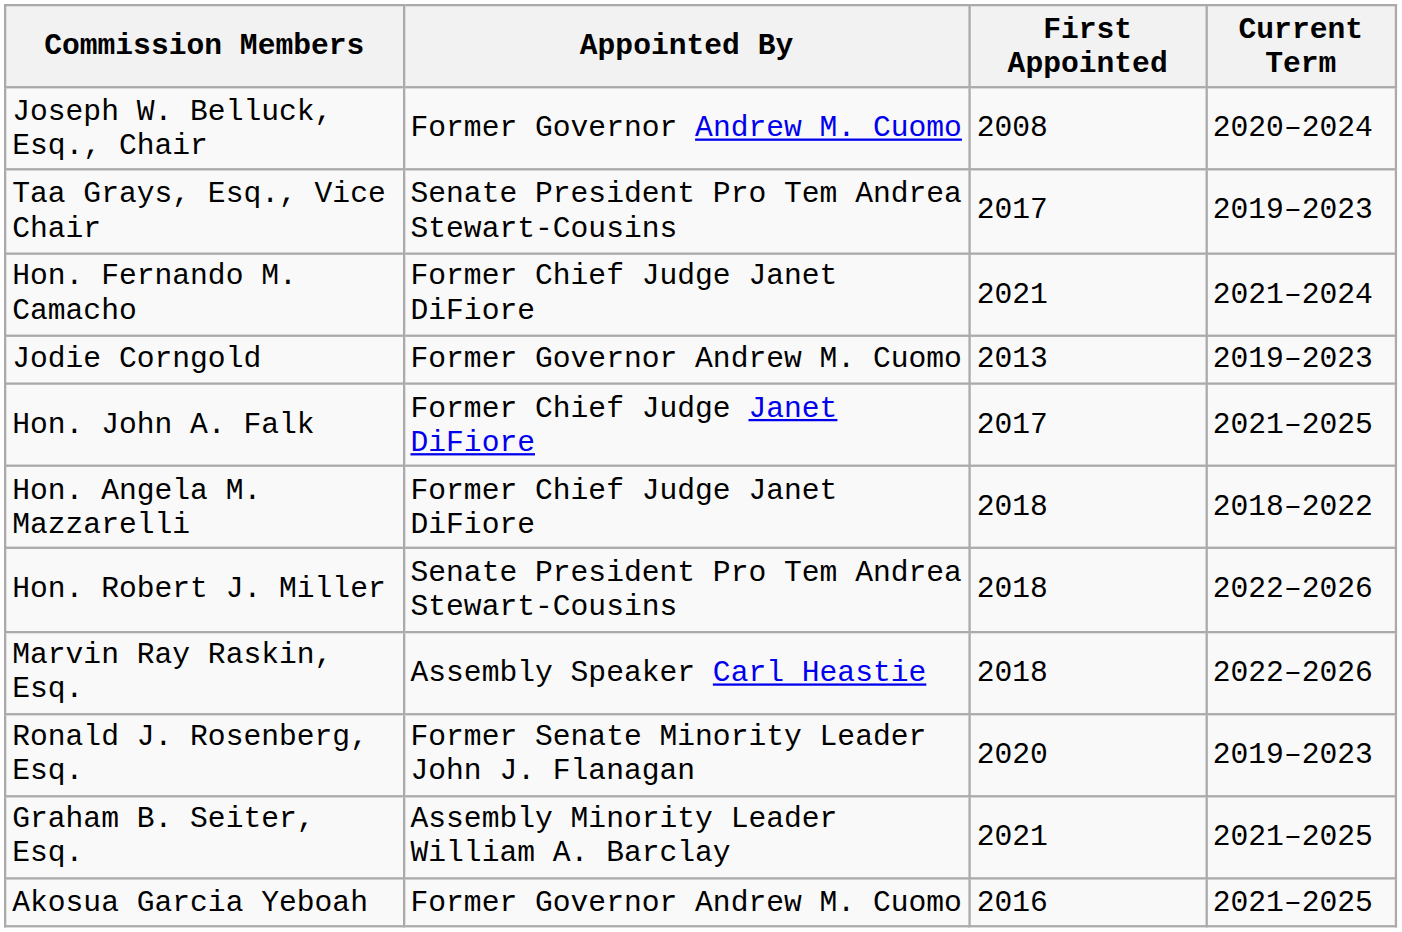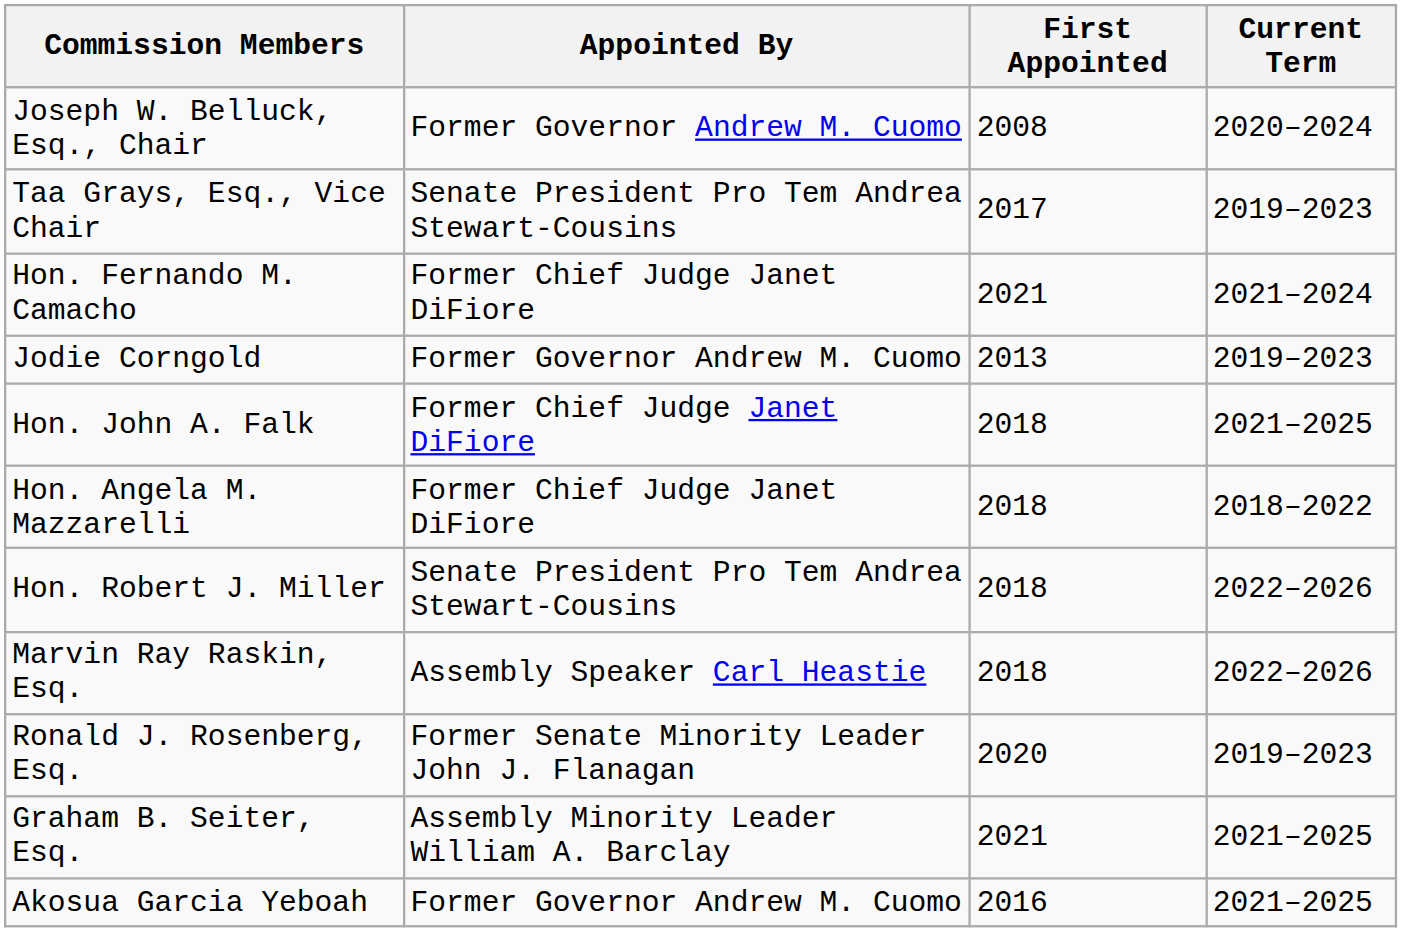(1012, 425) 2017 -> (1012, 425) 2018
